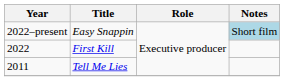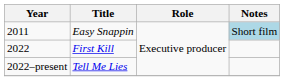(37, 31) 2022–present -> (18, 31) 2011
(18, 66) 2011 -> (37, 66) 2022–present
